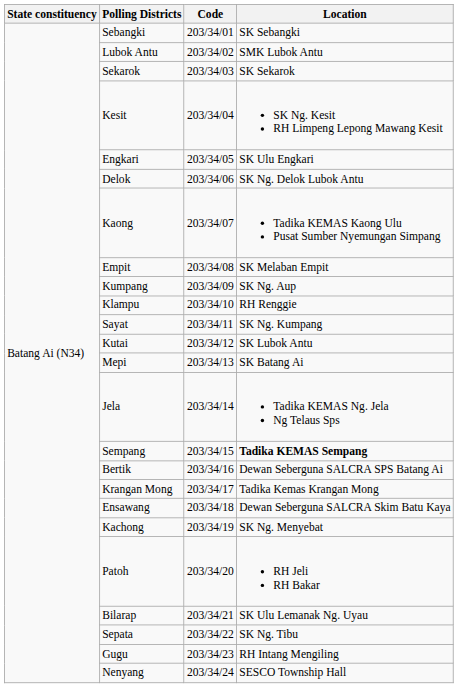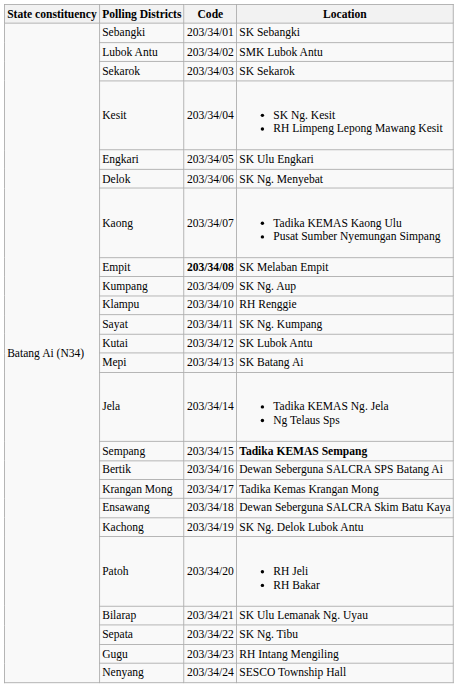(301, 178) SK Ng. Delok Lubok Antu -> (281, 178) SK Ng. Menyebat
(210, 266) normal -> (210, 266) bold
(281, 526) SK Ng. Menyebat -> (301, 526) SK Ng. Delok Lubok Antu
